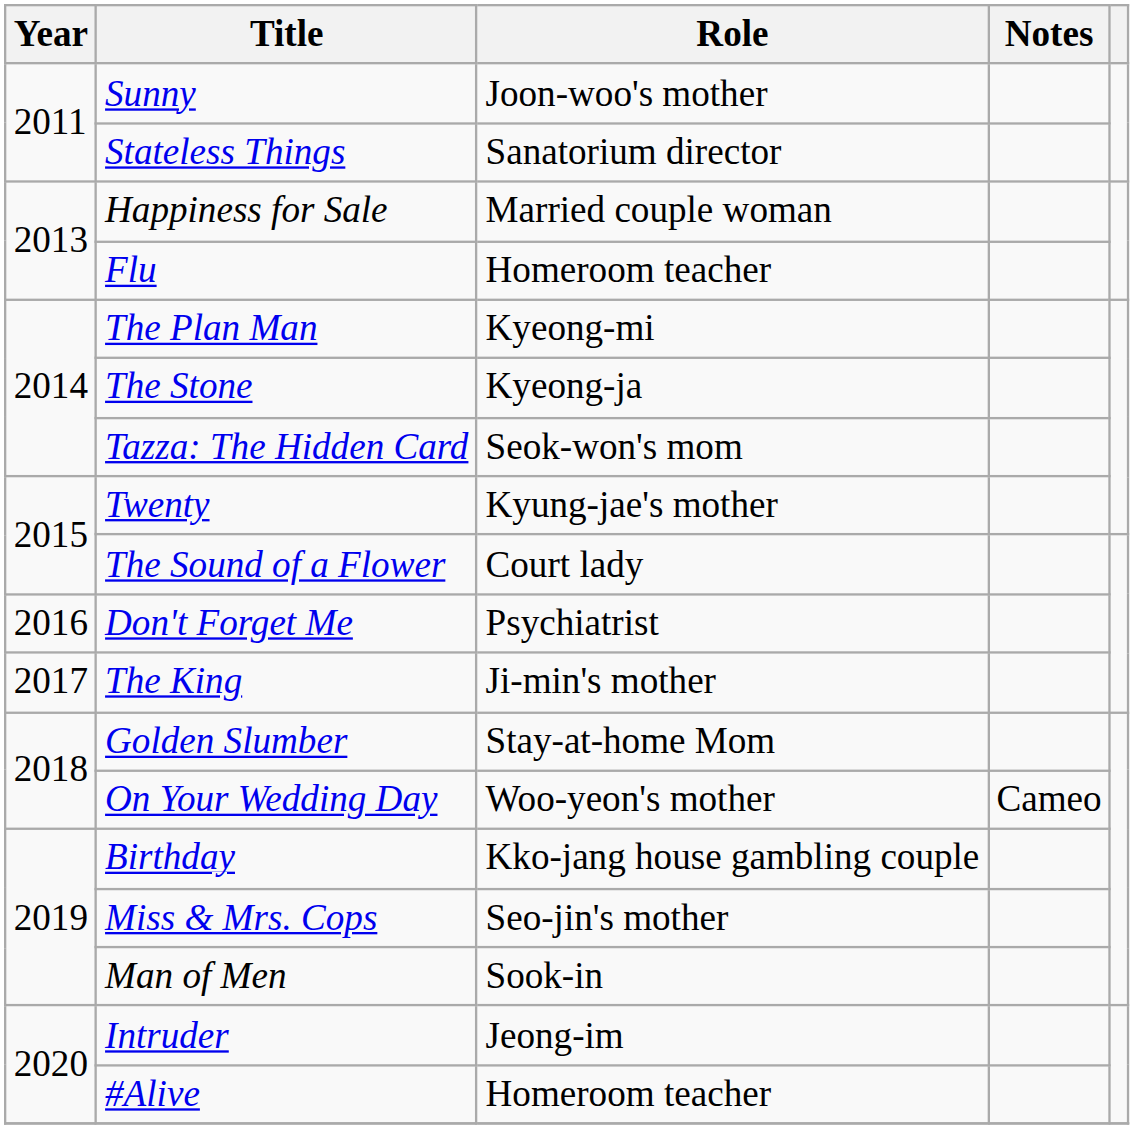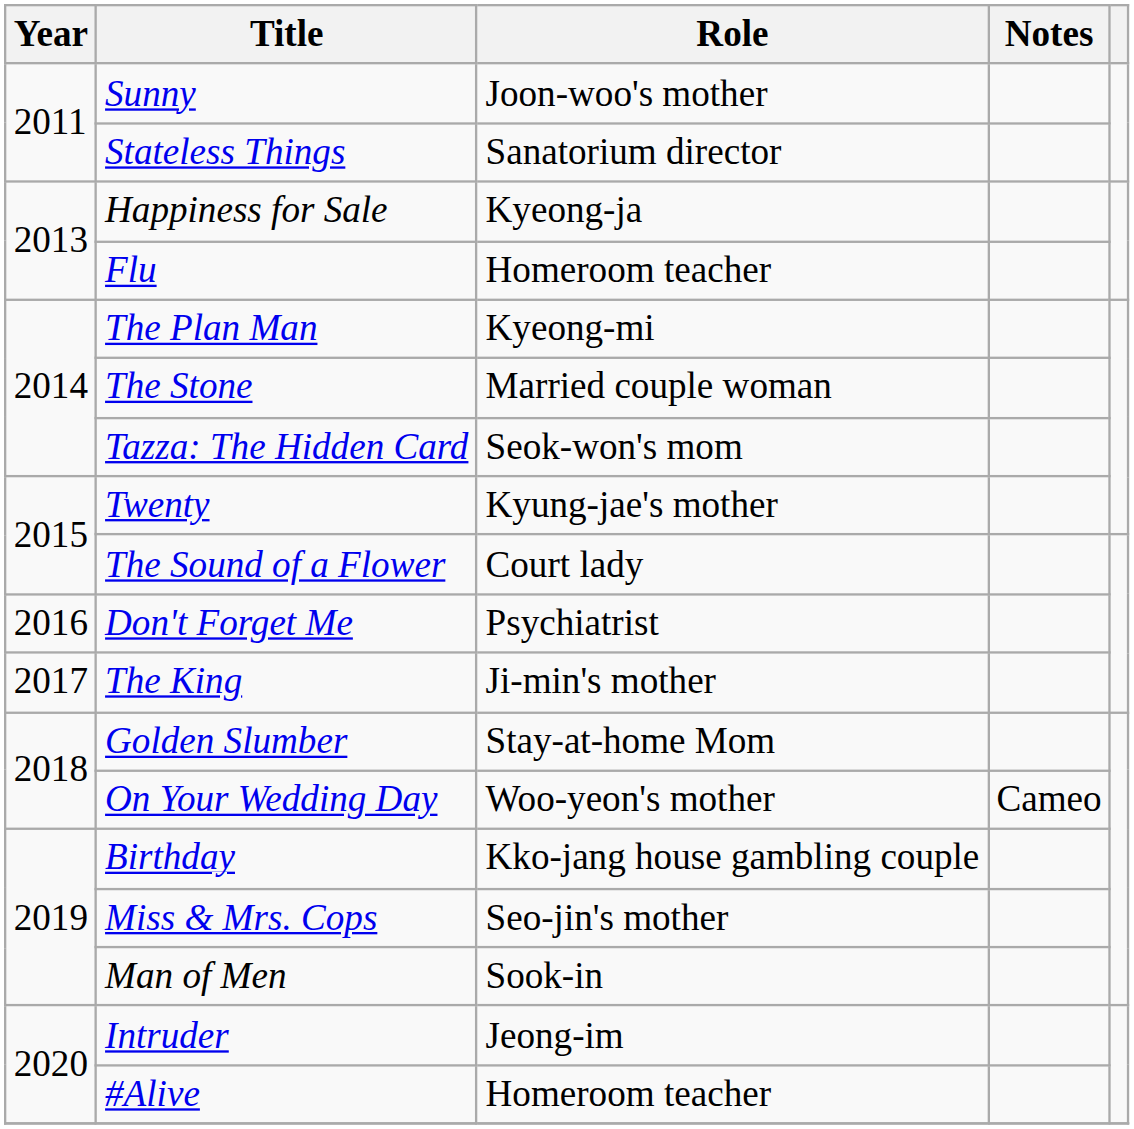(659, 210) Married couple woman -> (564, 210) Kyeong-ja
(564, 387) Kyeong-ja -> (659, 387) Married couple woman
